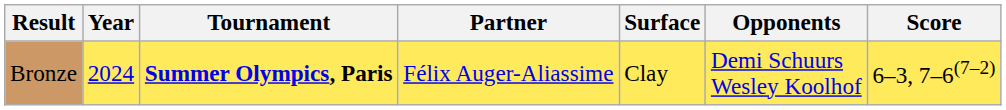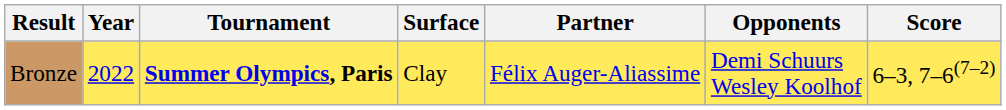columns swapped: (662, 22) <-> (508, 22)
(111, 72) 2024 -> (111, 72) 2022
